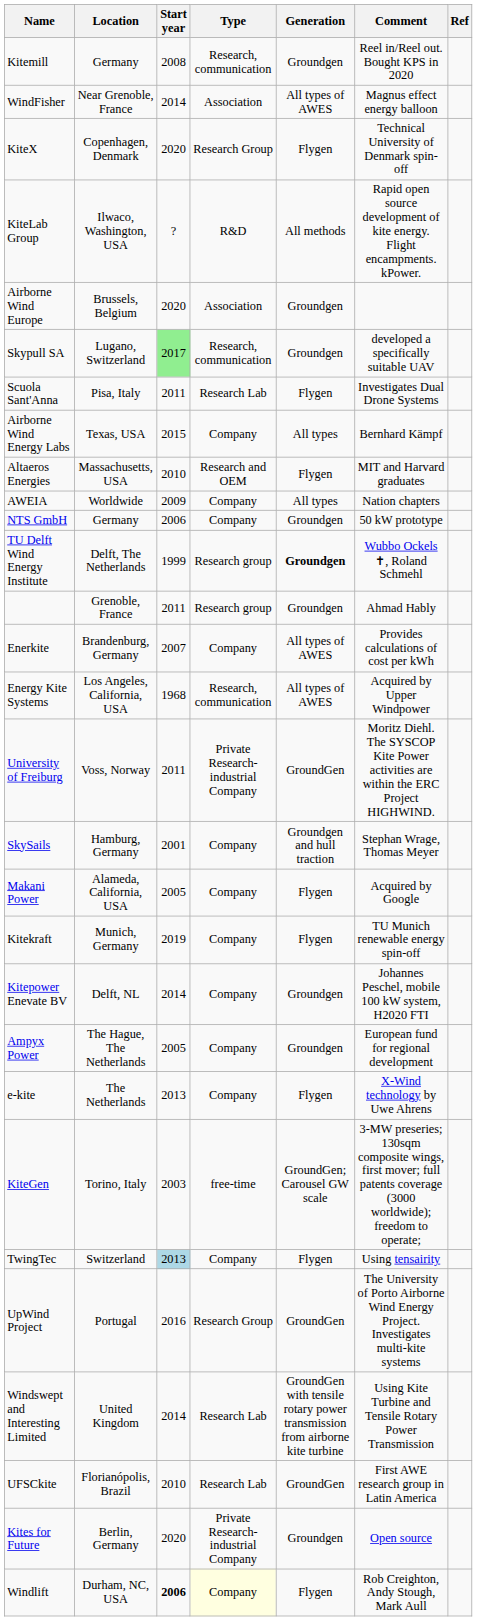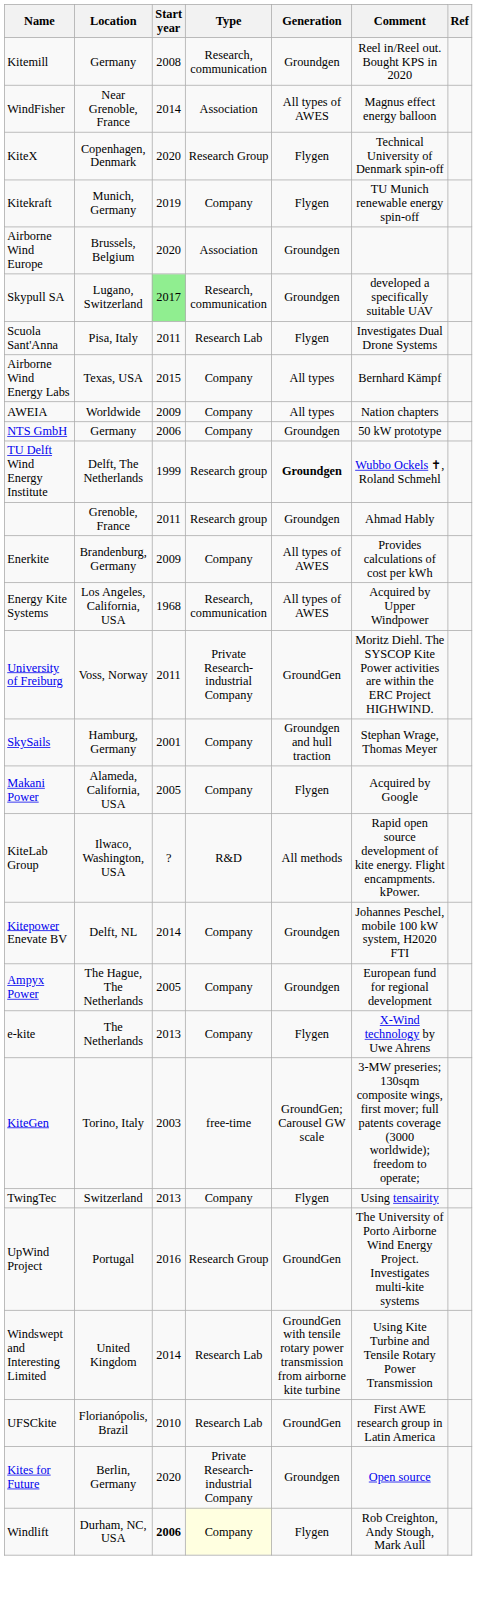rows swapped: (29, 939) <-> (27, 231)
- row: (29, 474)
(173, 648) 2007 -> (169, 559) 2009
(173, 1259) lightblue background -> (169, 1198) no background
